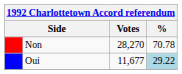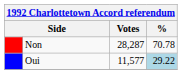(131, 45) 28,270 -> (131, 45) 28,287
(131, 61) 11,677 -> (131, 61) 11,577
